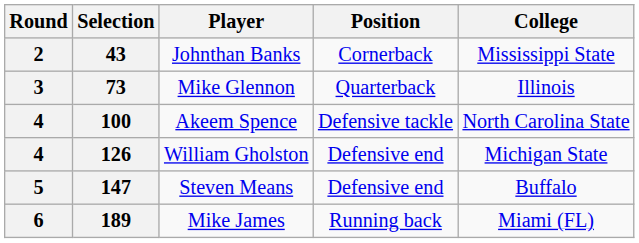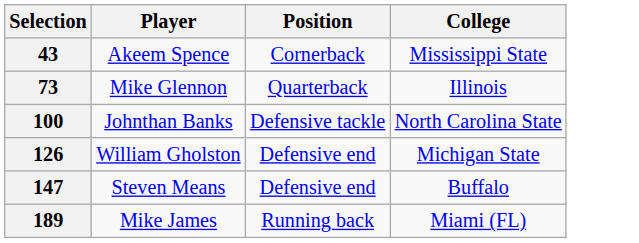- column: (39, 21)
(236, 54) Johnthan Banks -> (168, 54) Akeem Spence
(236, 121) Akeem Spence -> (168, 121) Johnthan Banks
